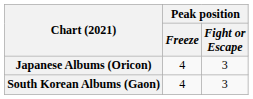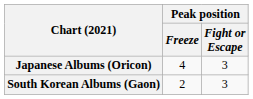(182, 84) 4 -> (182, 84) 2
